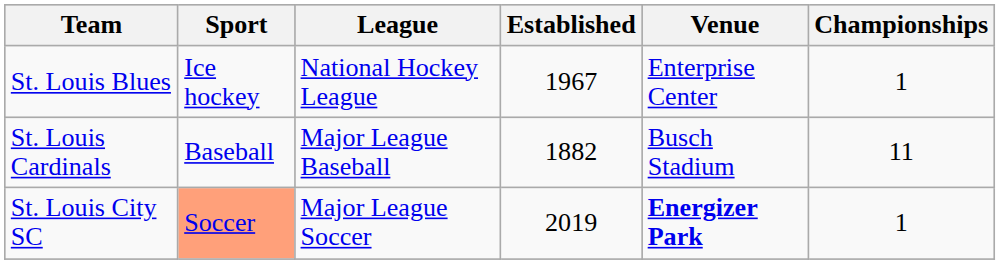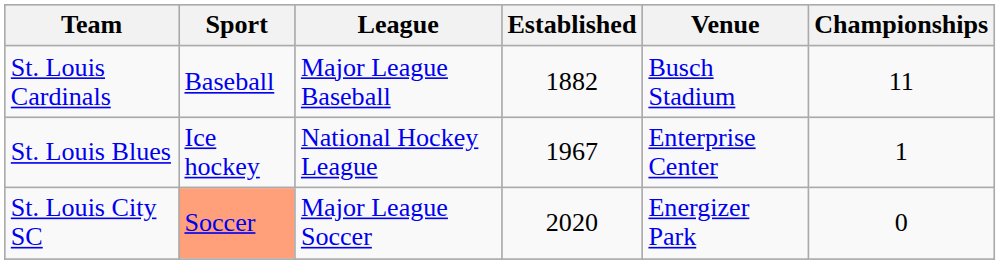rows swapped: (91, 81) <-> (61, 151)
(571, 222) 2019 -> (572, 222) 2020
(703, 222) bold -> (699, 222) normal
(901, 222) 1 -> (901, 222) 0
